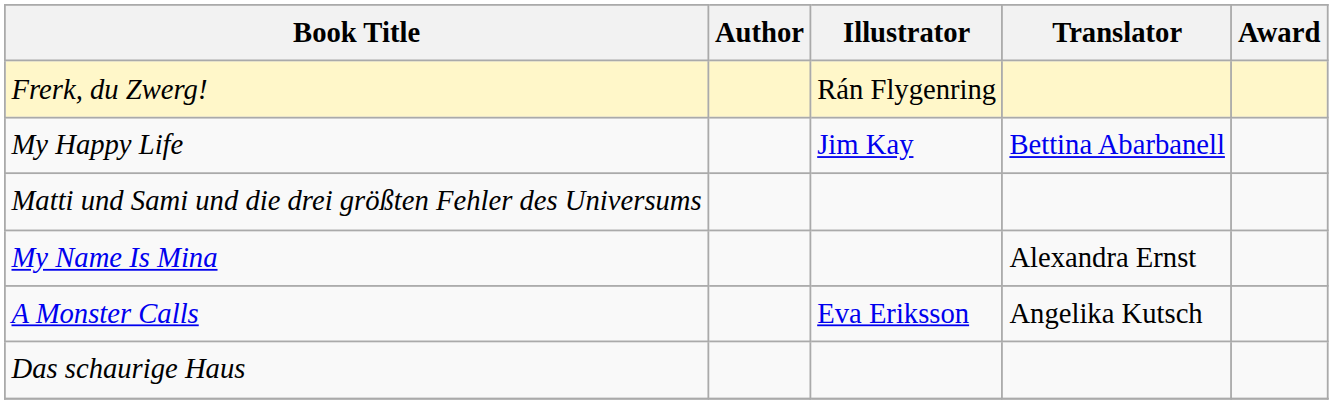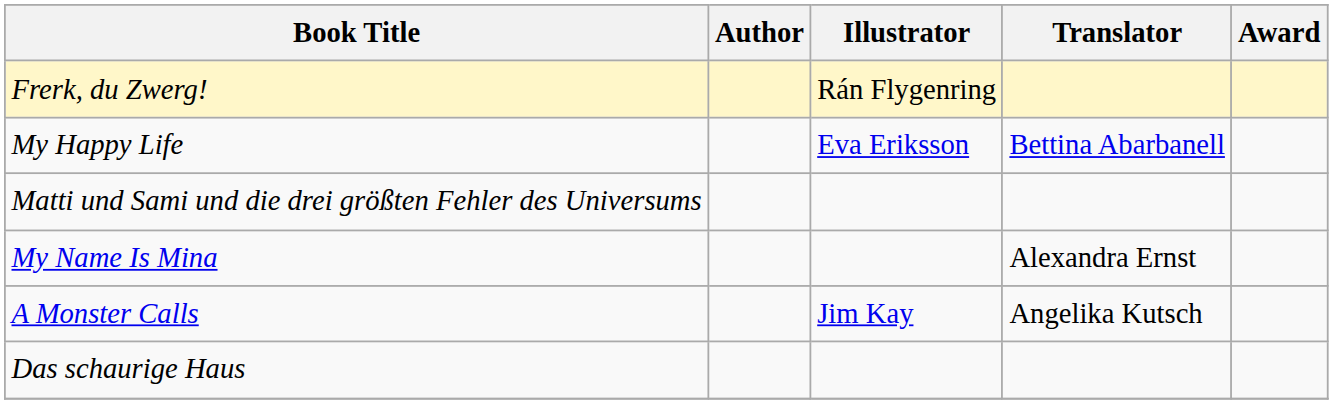(865, 144) Jim Kay -> (893, 144) Eva Eriksson
(893, 313) Eva Eriksson -> (865, 313) Jim Kay
